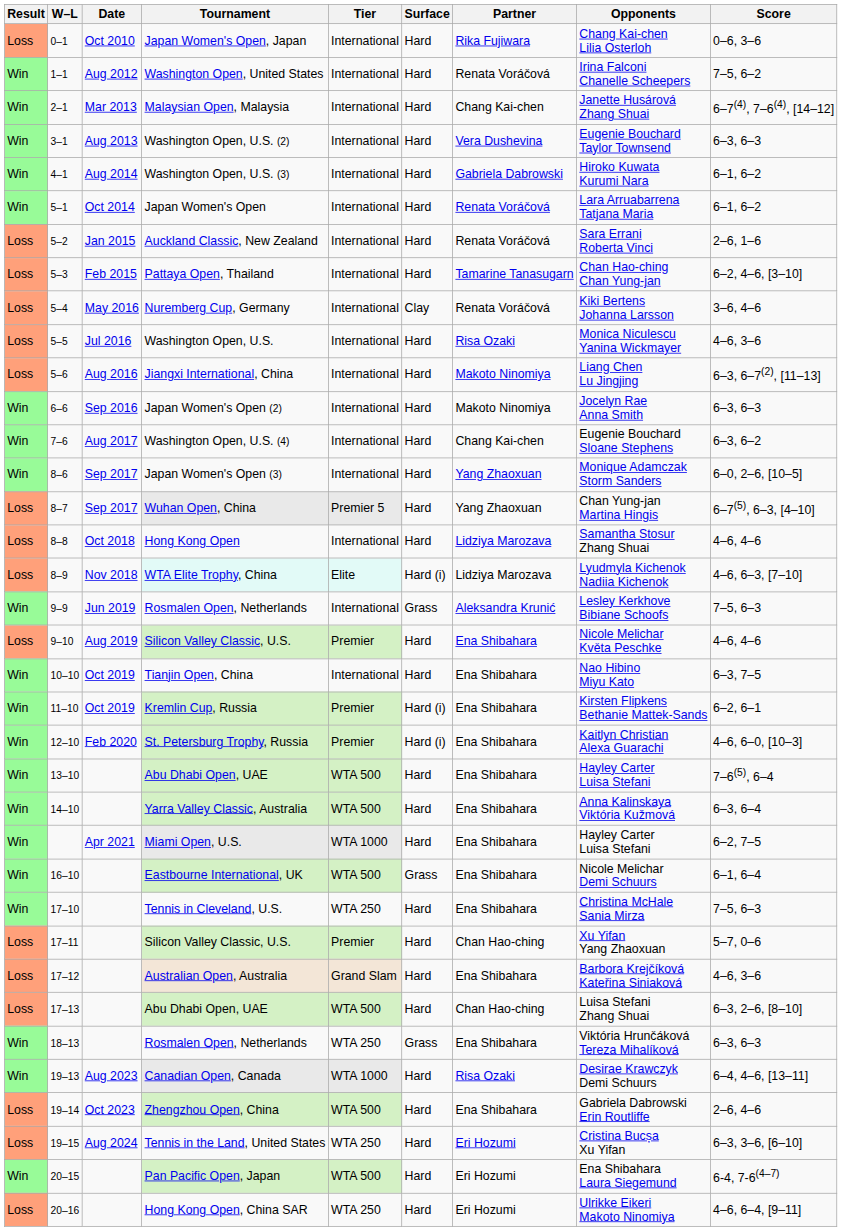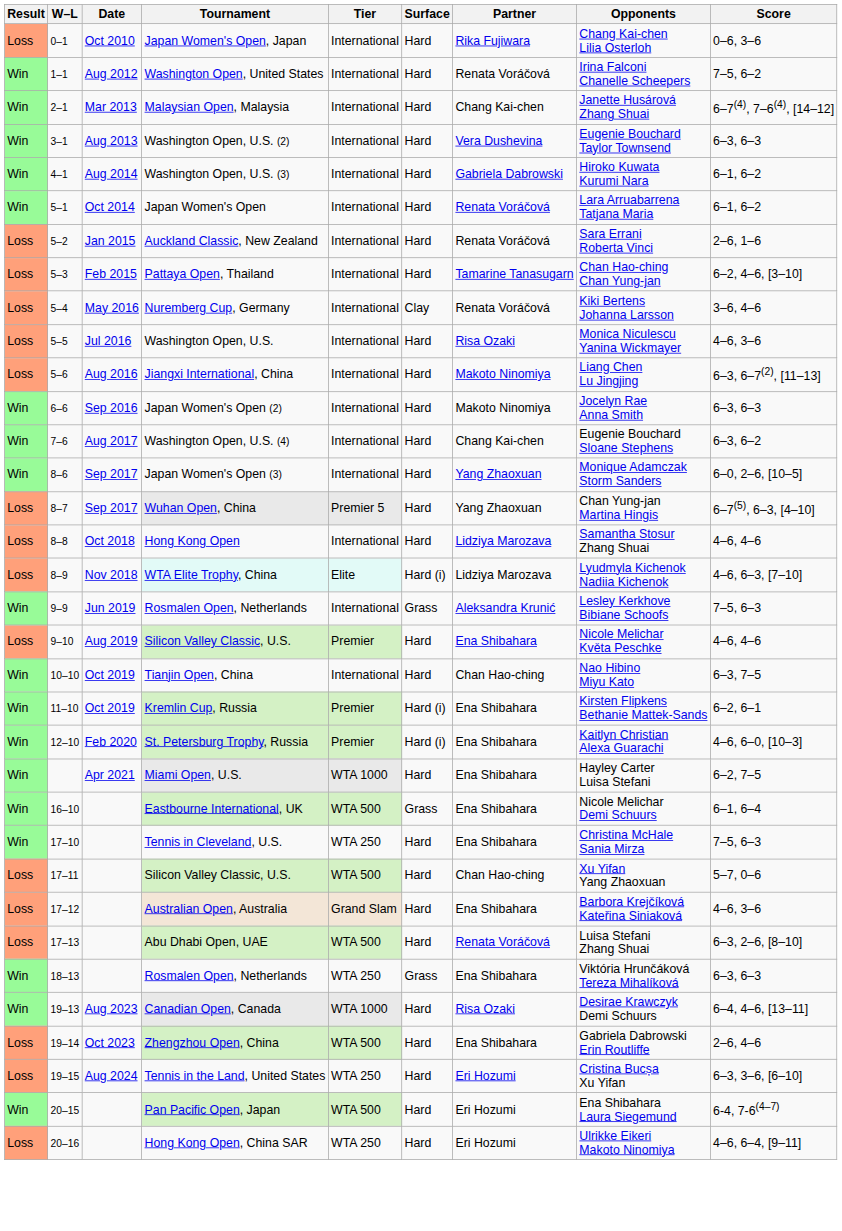(496, 675) Ena Shibahara -> (500, 675) Chan Hao-ching
- row: (65, 776)
- row: (65, 809)
(353, 942) Premier -> (356, 875) WTA 500
(500, 1009) Chan Hao-ching -> (503, 942) Renata Voráčová
